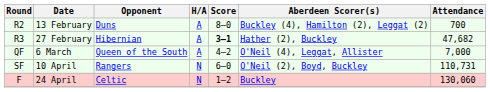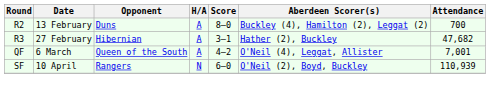(223, 39) bold -> (223, 39) normal
(458, 53) 7,000 -> (458, 53) 7,001
(458, 66) 110,731 -> (458, 66) 110,939
- row: (56, 80)
